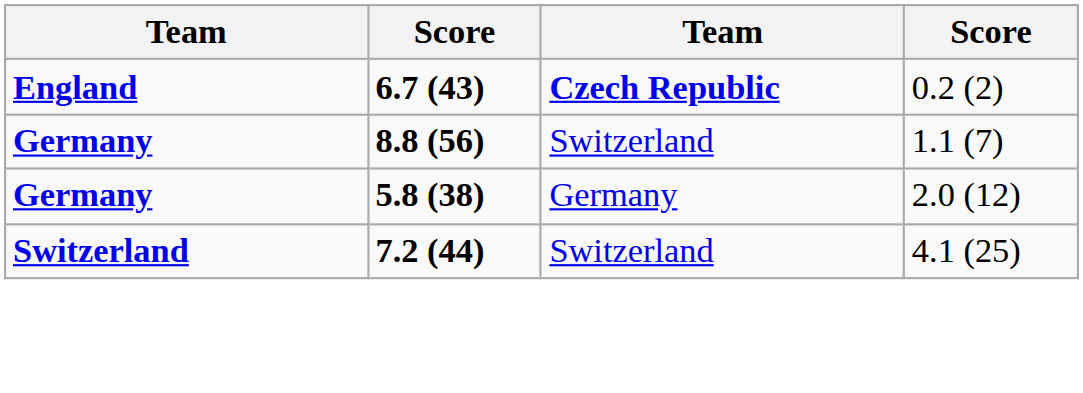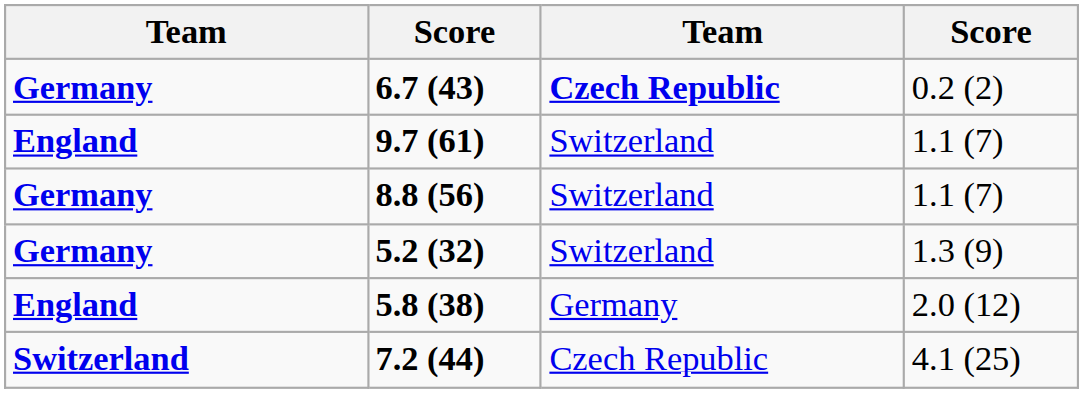(75, 86) England -> (83, 86) Germany
+ row: (430, 140)
+ row: (430, 250)
(83, 195) Germany -> (75, 304) England
(632, 250) Switzerland -> (659, 359) Czech Republic
